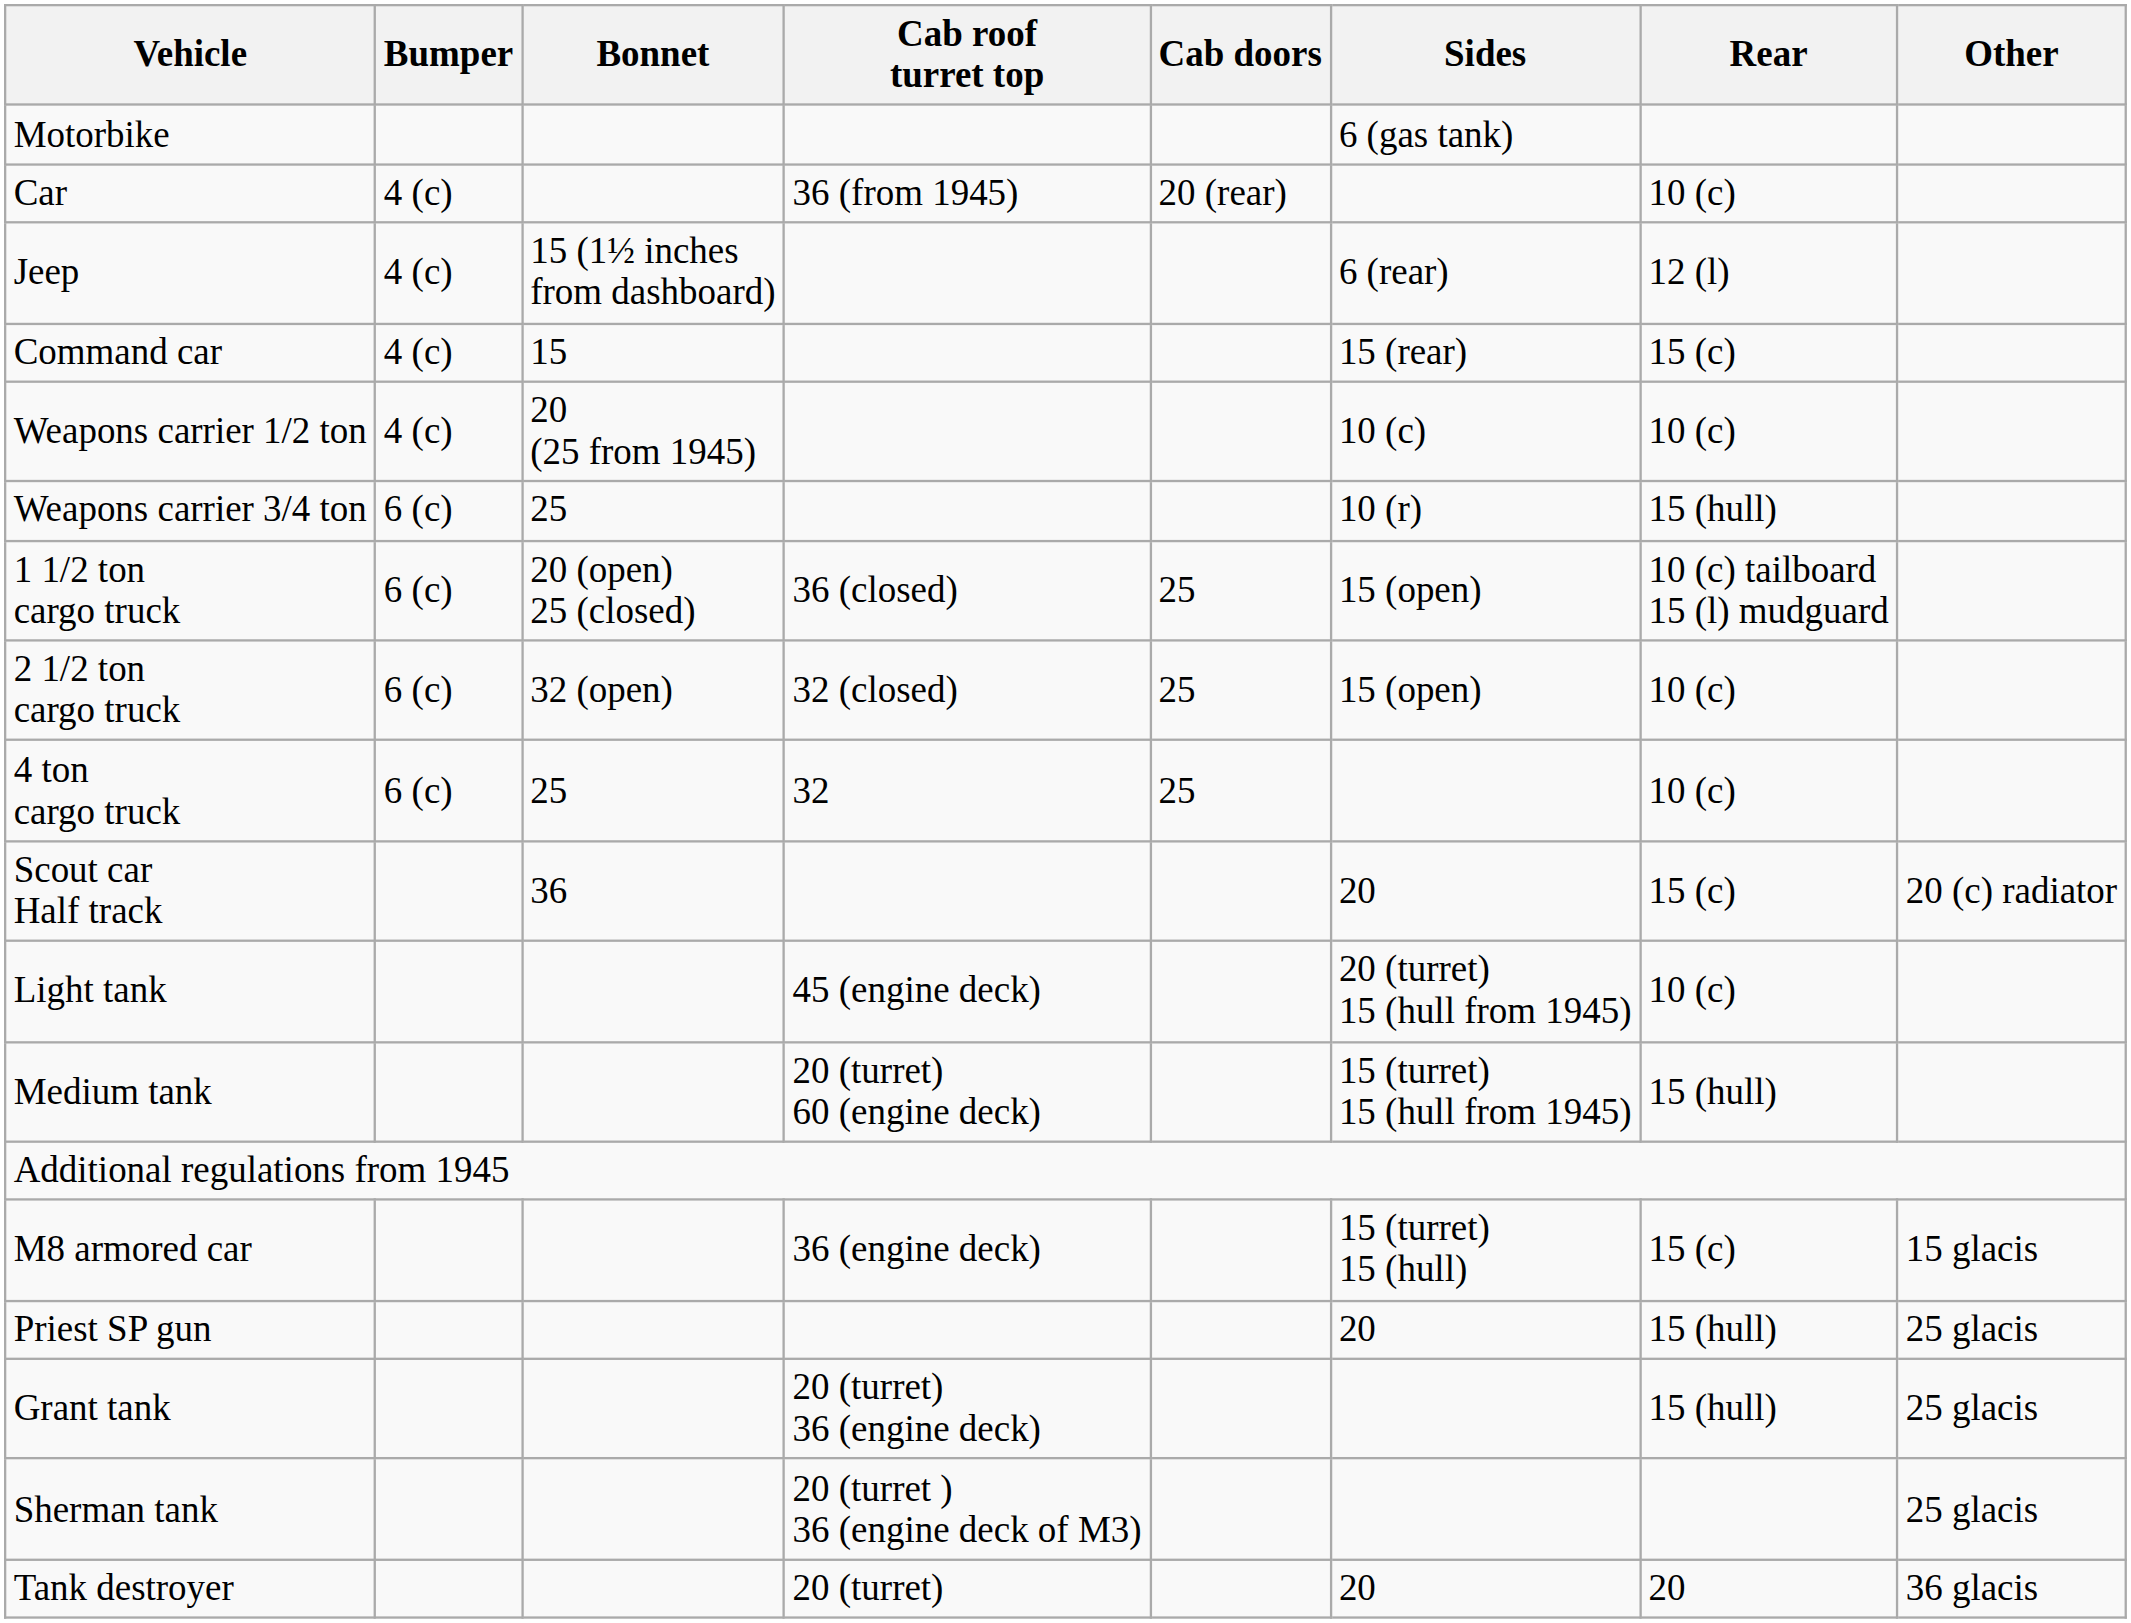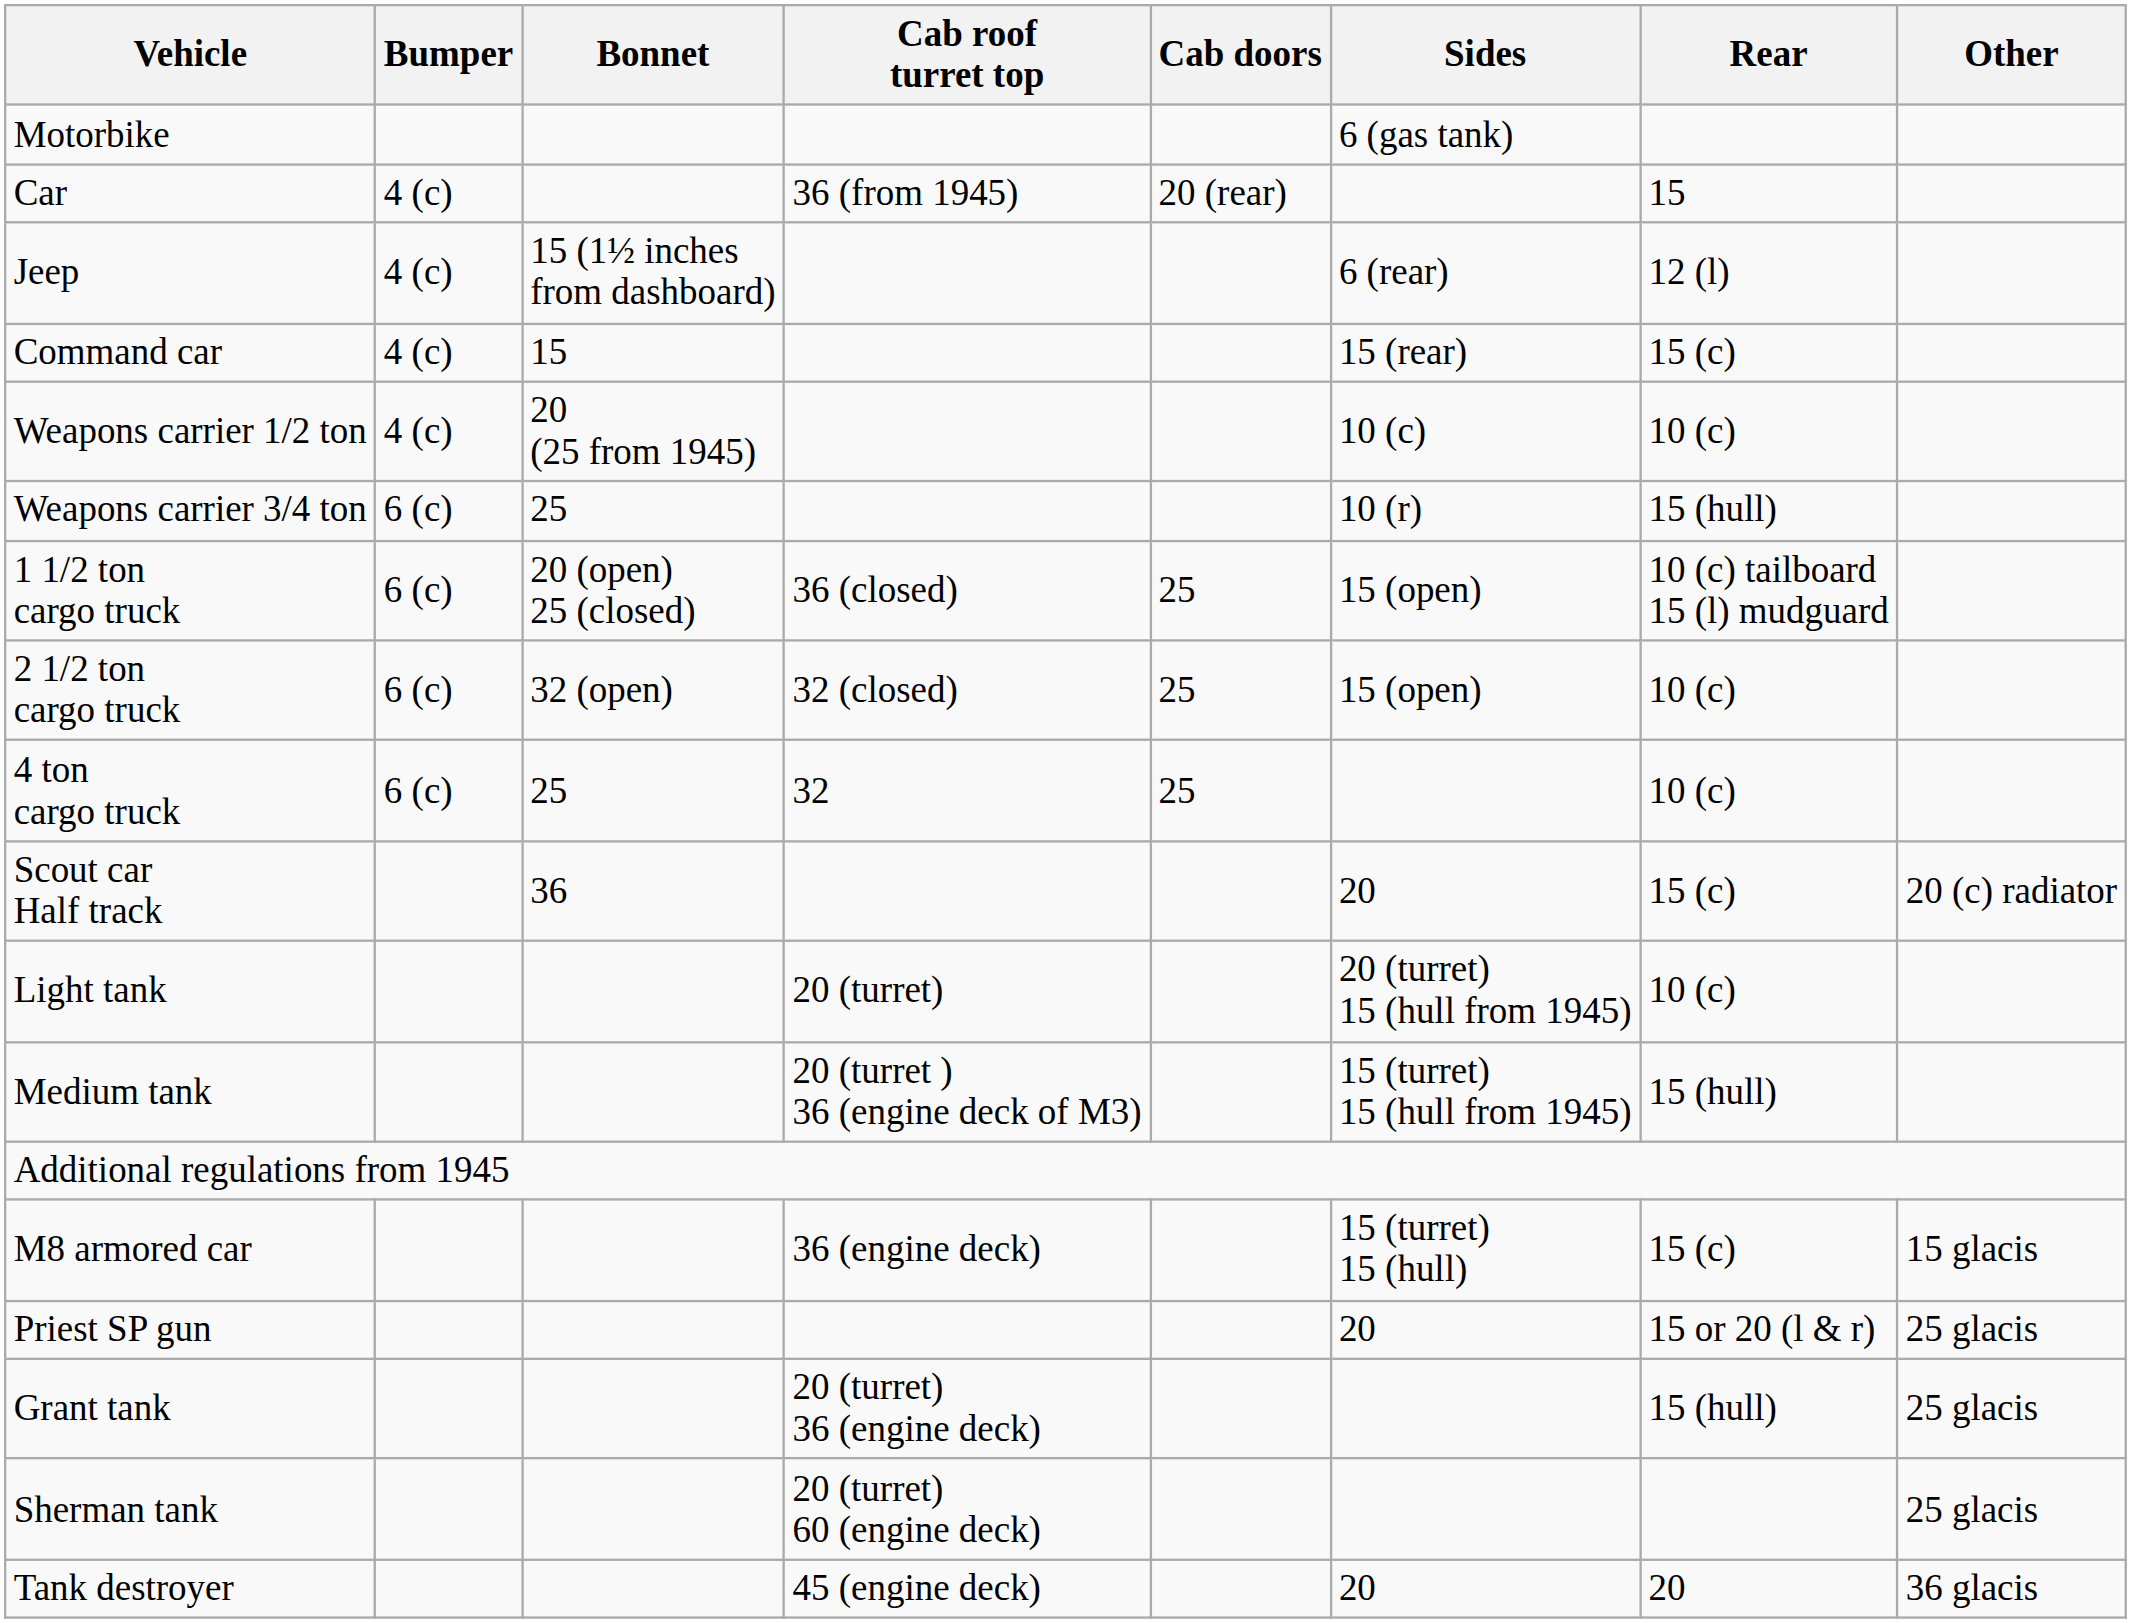(1692, 192) 10 (c) -> (1667, 192) 15
(917, 990) 45 (engine deck) -> (868, 990) 20 (turret)
(917, 1090) 20 (turret) 60 (engine deck) -> (967, 1090) 20 (turret ) 36 (engine deck of M3)
(1713, 1328) 15 (hull) -> (1762, 1328) 15 or 20 (l & r)
(967, 1508) 20 (turret ) 36 (engine deck of M3) -> (917, 1508) 20 (turret) 60 (engine deck)
(868, 1587) 20 (turret) -> (917, 1587) 45 (engine deck)
